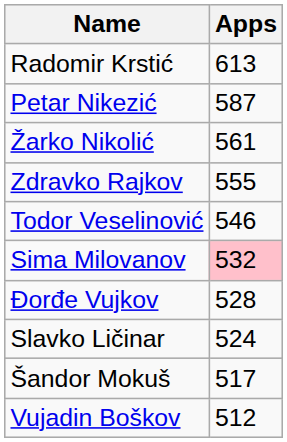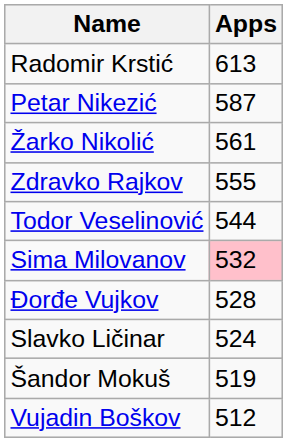(236, 220) 546 -> (236, 220) 544
(236, 378) 517 -> (236, 378) 519
